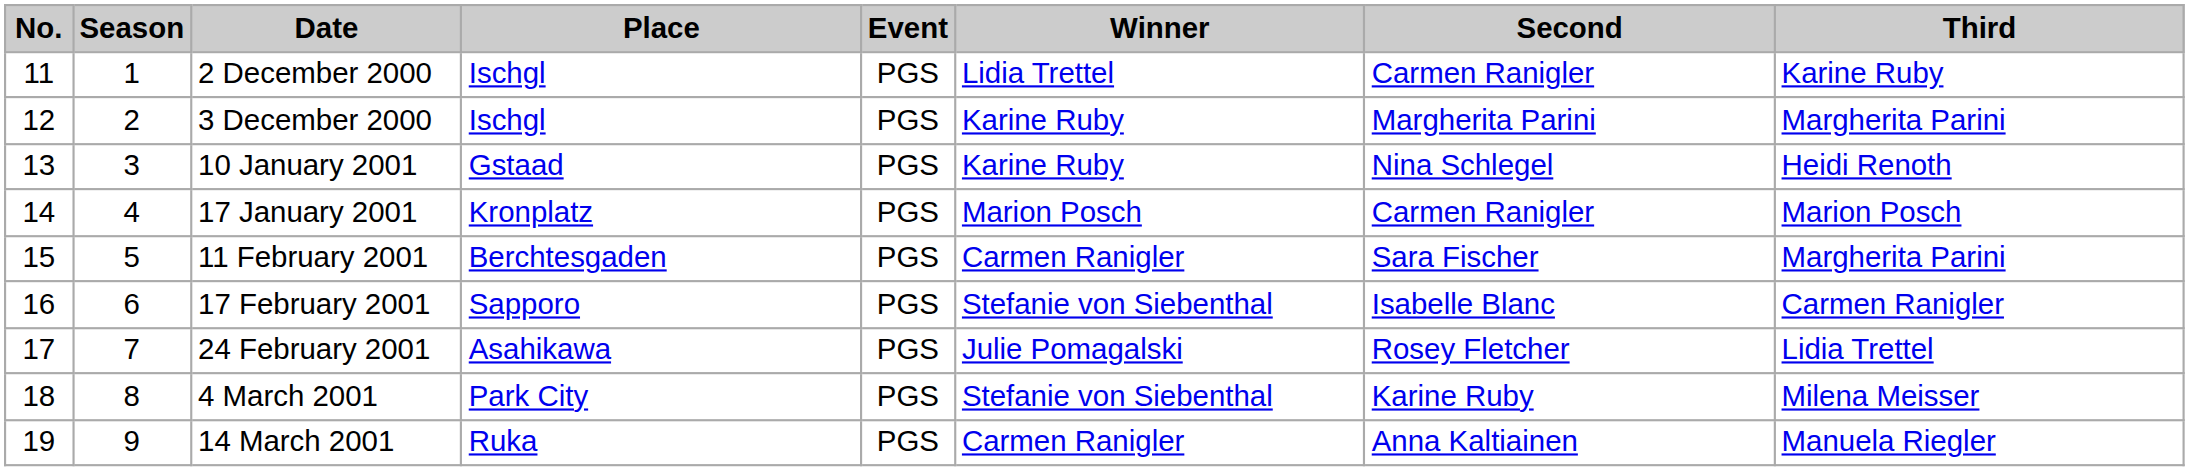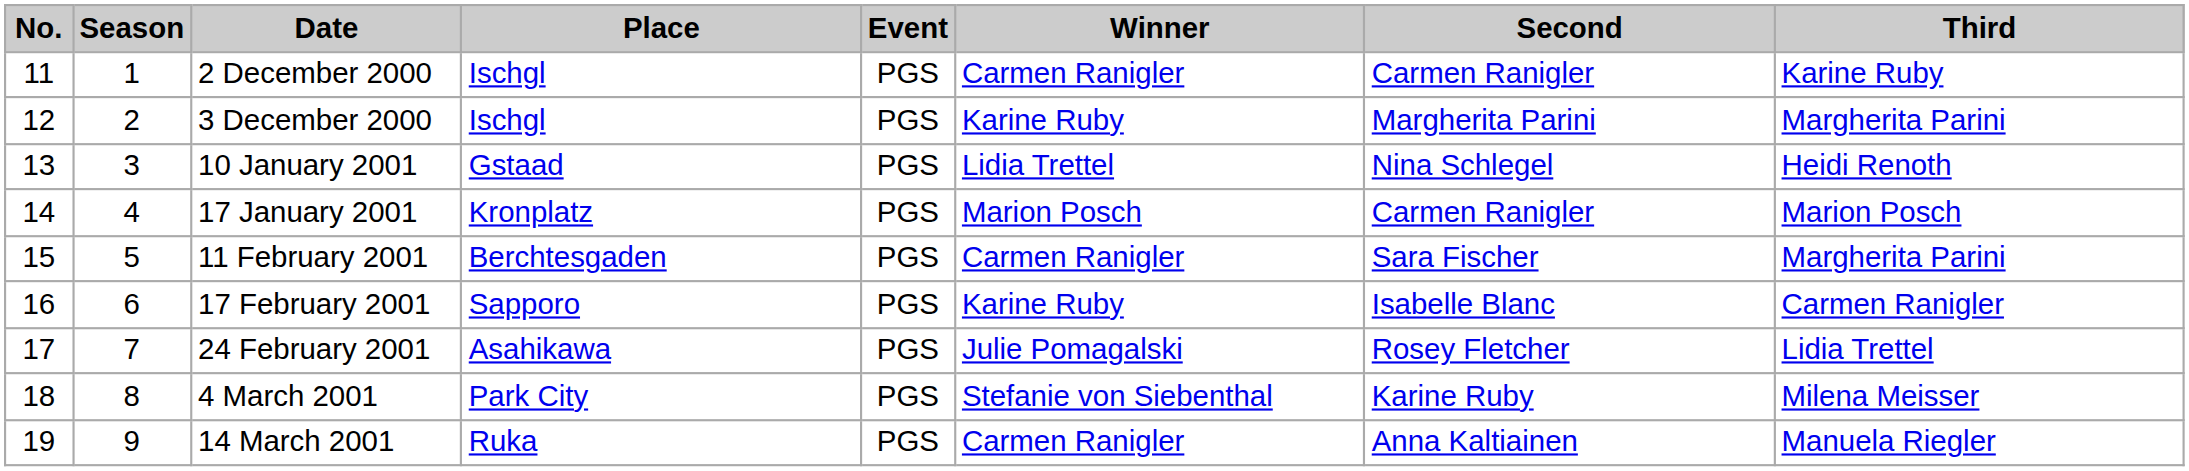(1038, 74) Lidia Trettel -> (1073, 74) Carmen Ranigler
(1043, 166) Karine Ruby -> (1038, 166) Lidia Trettel
(1117, 304) Stefanie von Siebenthal -> (1043, 304) Karine Ruby
